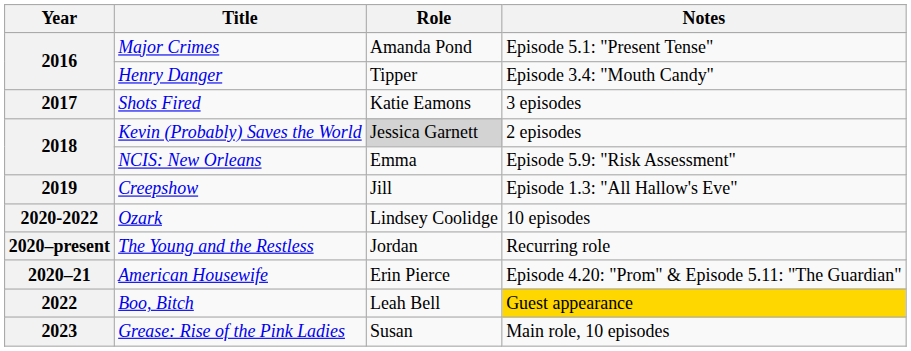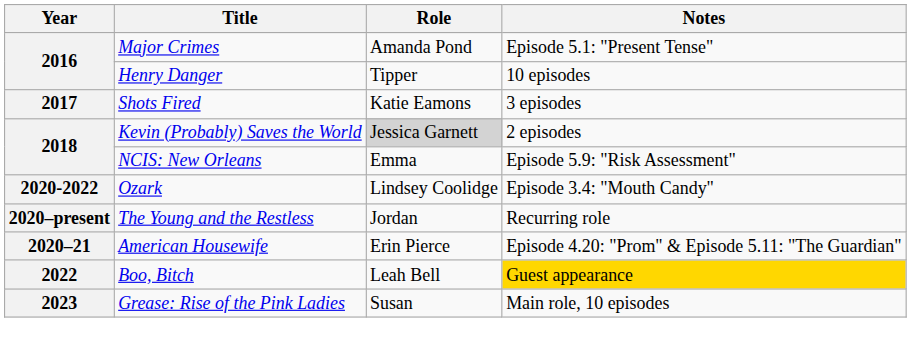(610, 75) Episode 3.4: "Mouth Candy" -> (548, 75) 10 episodes
- row: (158, 189)
(548, 217) 10 episodes -> (610, 189) Episode 3.4: "Mouth Candy"
